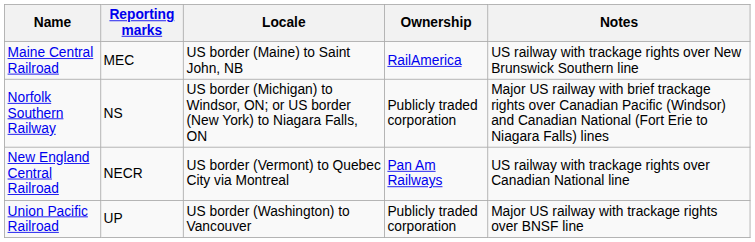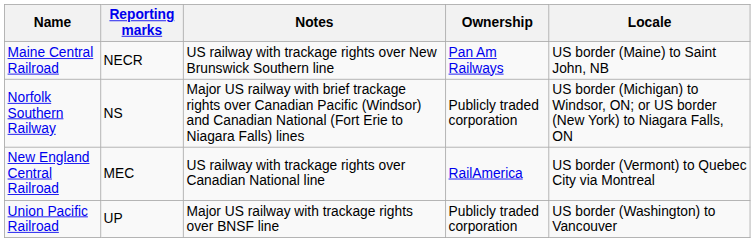columns swapped: (284, 23) <-> (619, 23)
(119, 60) MEC -> (123, 60) NECR
(424, 60) RailAmerica -> (476, 60) Pan Am Railways
(123, 173) NECR -> (119, 173) MEC
(415, 173) Pan Am Railways -> (486, 173) RailAmerica
